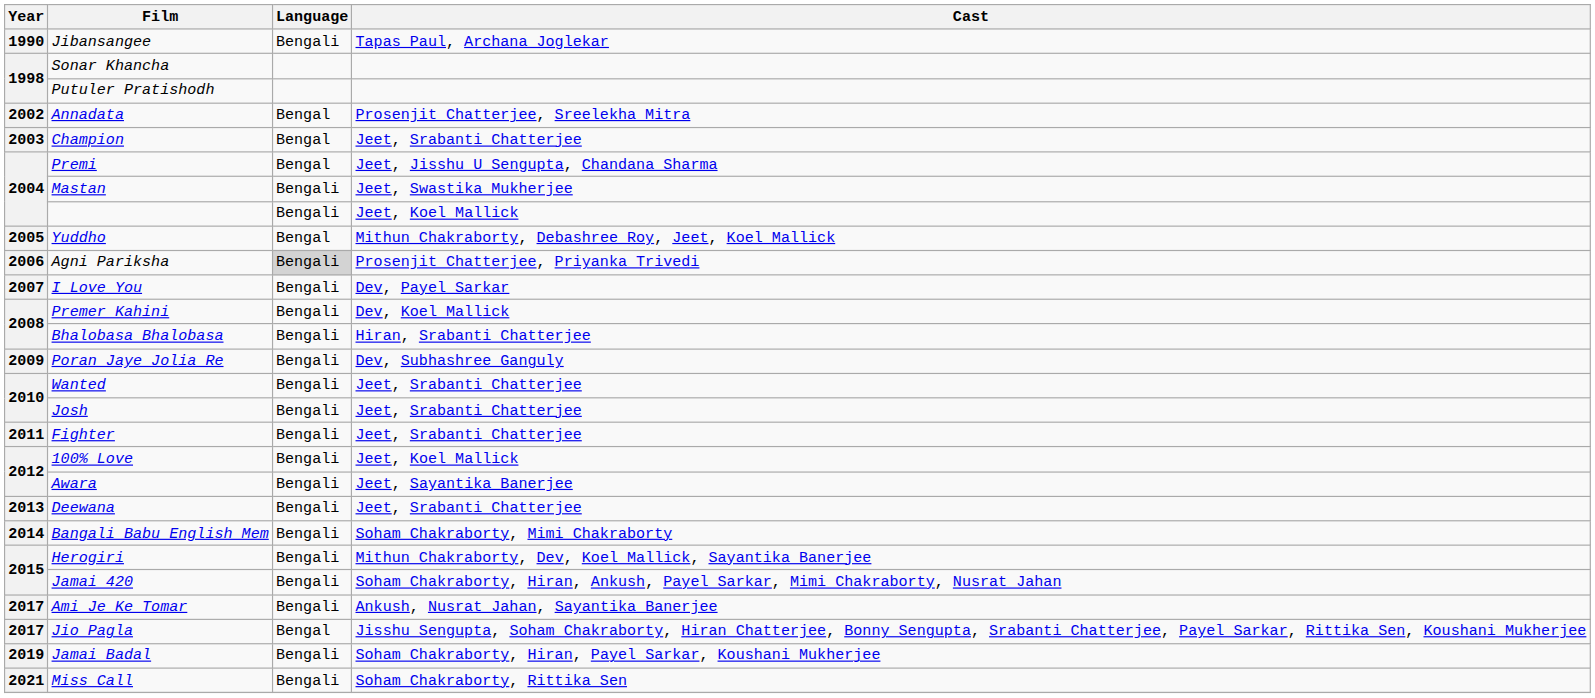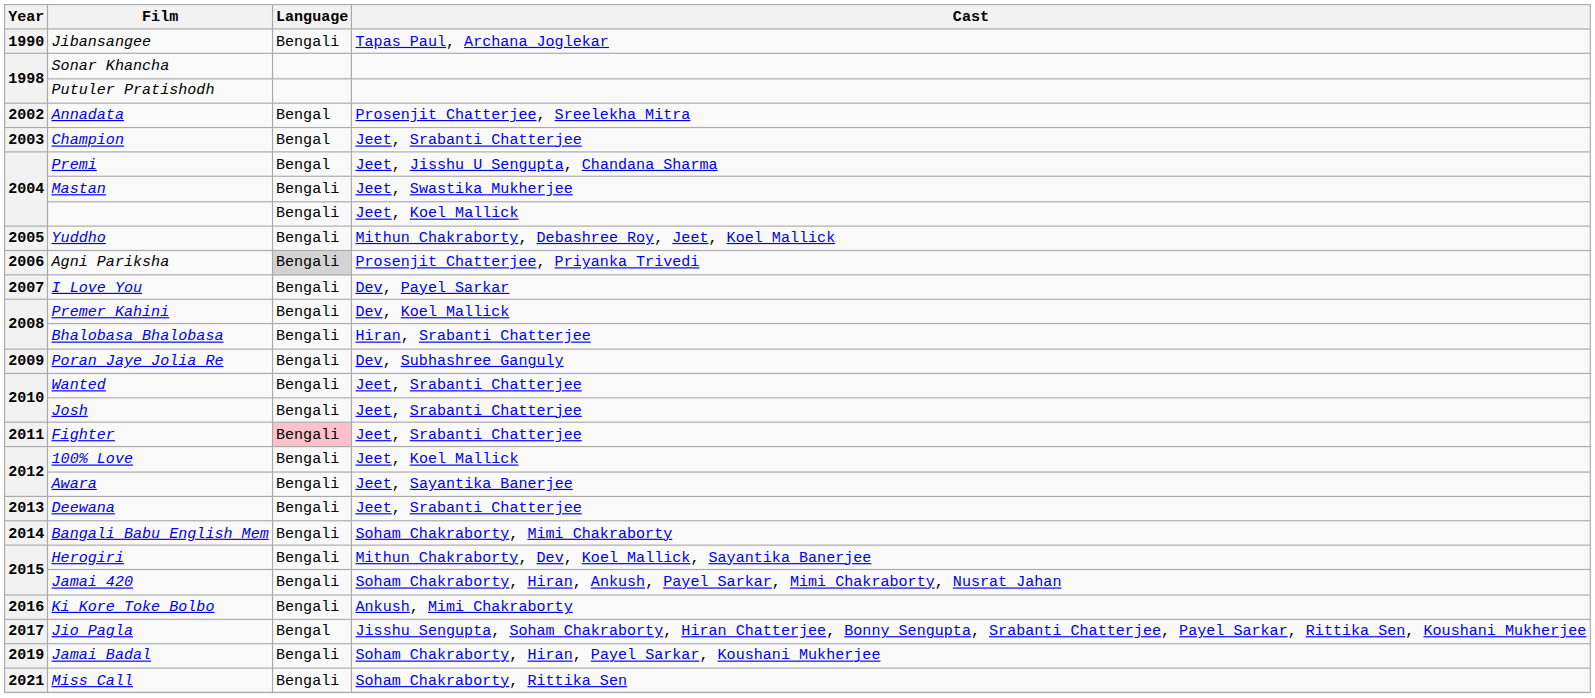(303, 238) Bengal -> (308, 238) Bengali
(308, 435) no background -> (308, 435) pink background
+ row: (133, 607)
- row: (119, 607)
